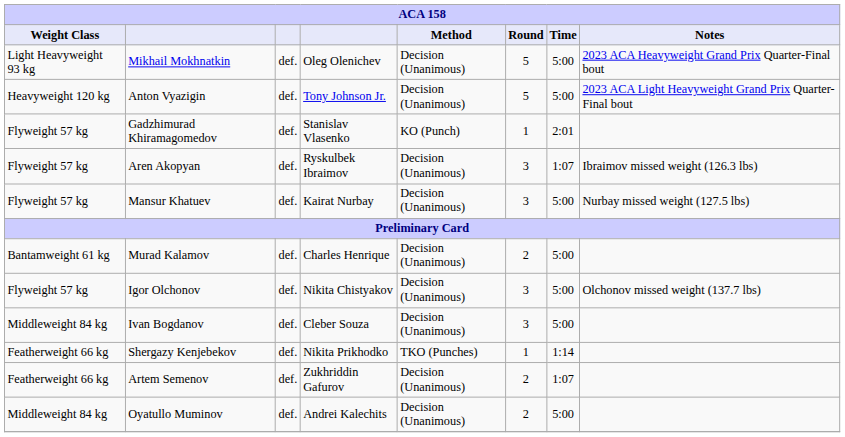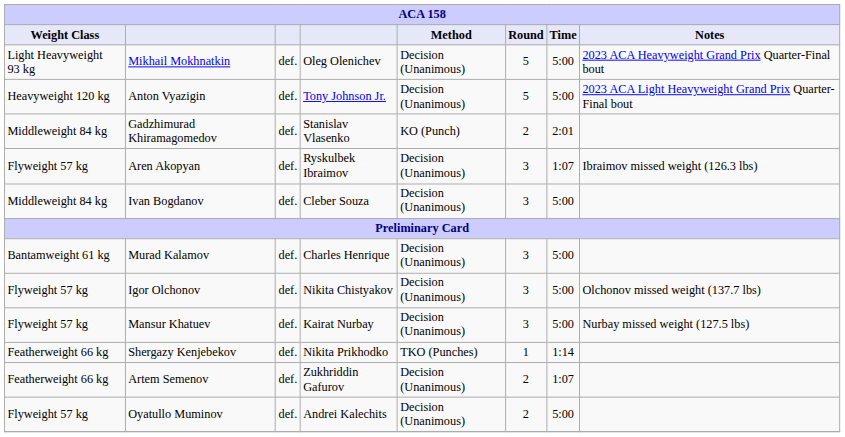(48, 131) Flyweight 57 kg -> (57, 131) Middleweight 84 kg
(526, 131) 1 -> (526, 131) 2
rows swapped: (166, 324) <-> (169, 200)
(526, 255) 2 -> (526, 255) 3
(57, 414) Middleweight 84 kg -> (48, 414) Flyweight 57 kg
